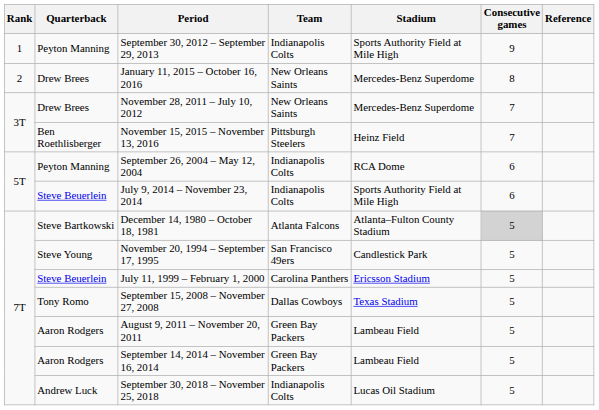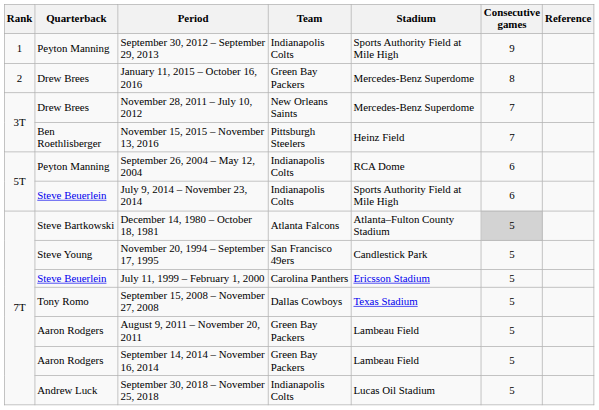(299, 78) New Orleans Saints -> (294, 78) Green Bay Packers
